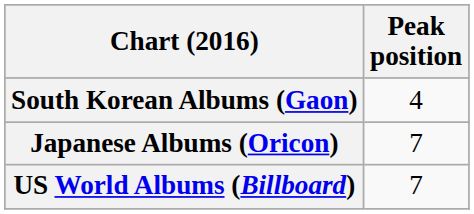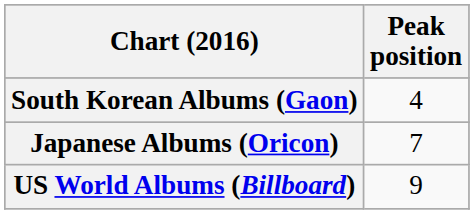(416, 186) 7 -> (416, 186) 9
